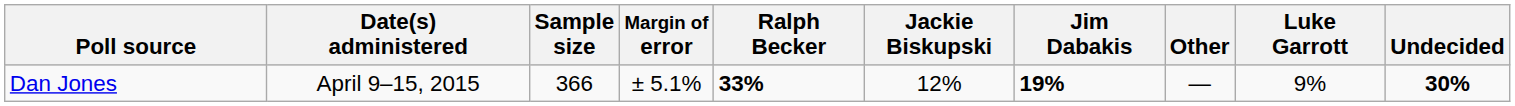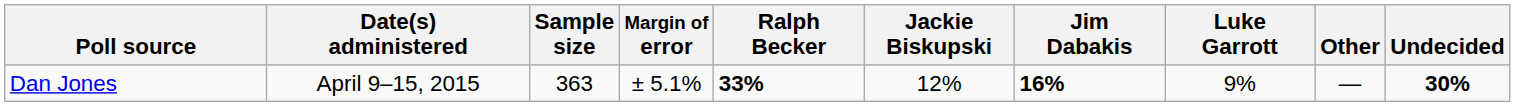columns swapped: (1310, 34) <-> (1200, 47)
(574, 82) 366 -> (574, 82) 363
(1042, 82) 19% -> (1042, 82) 16%
